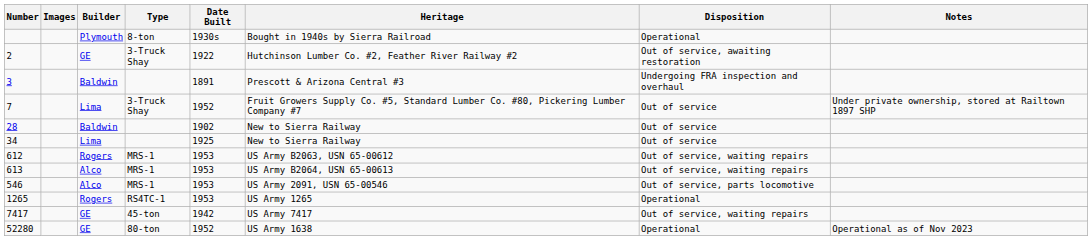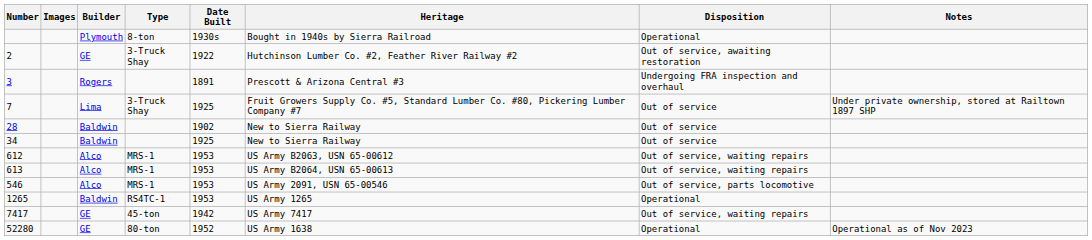(99, 81) Baldwin -> (96, 81) Rogers
(203, 106) 1952 -> (203, 106) 1925
(91, 141) Lima -> (99, 141) Baldwin
(96, 155) Rogers -> (91, 155) Alco
(96, 199) Rogers -> (99, 199) Baldwin
